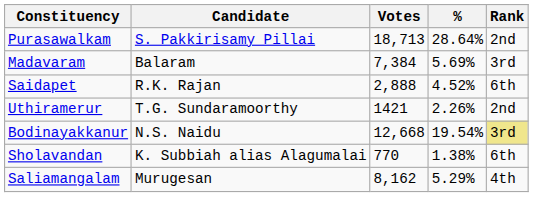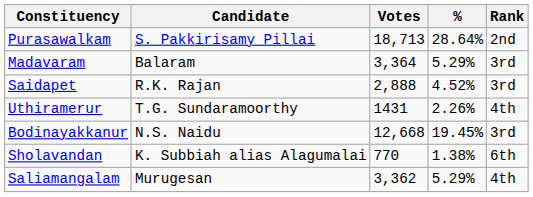(395, 63) 7,384 -> (395, 63) 3,364
(453, 63) 5.69% -> (453, 63) 5.29%
(503, 86) 6th -> (503, 86) 3rd
(391, 109) 1421 -> (391, 109) 1431
(503, 109) 2nd -> (503, 109) 4th
(457, 133) 19.54% -> (457, 133) 19.45%
(503, 133) khaki background -> (503, 133) no background
(395, 179) 8,162 -> (395, 179) 3,362
